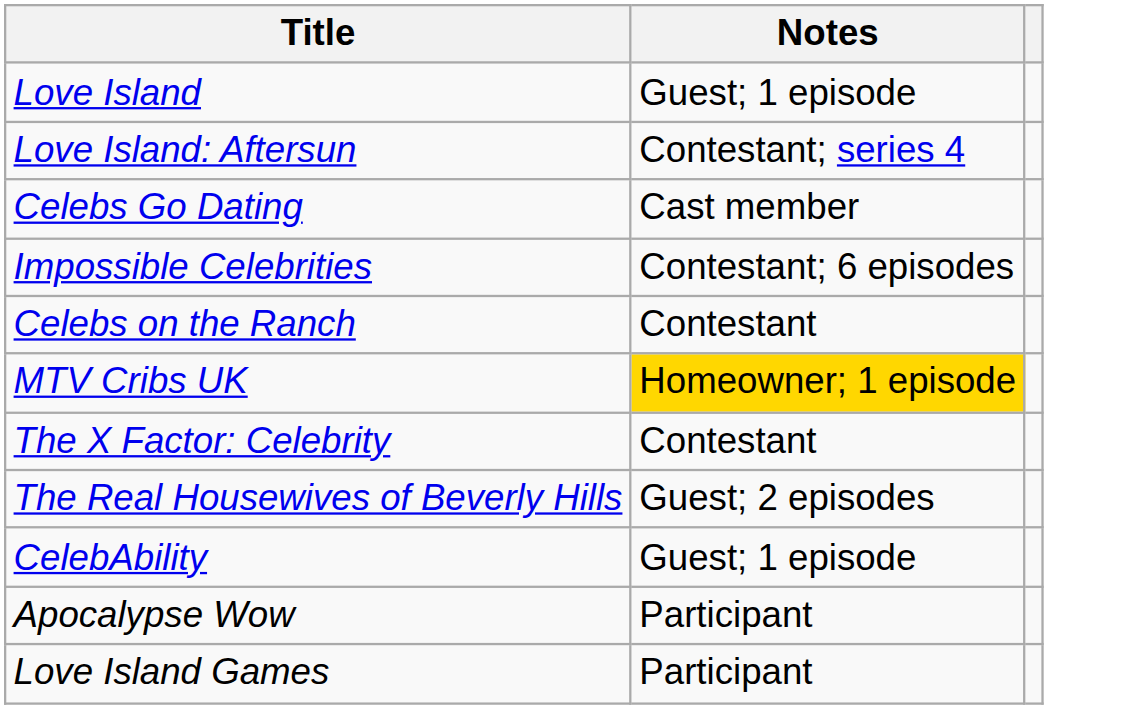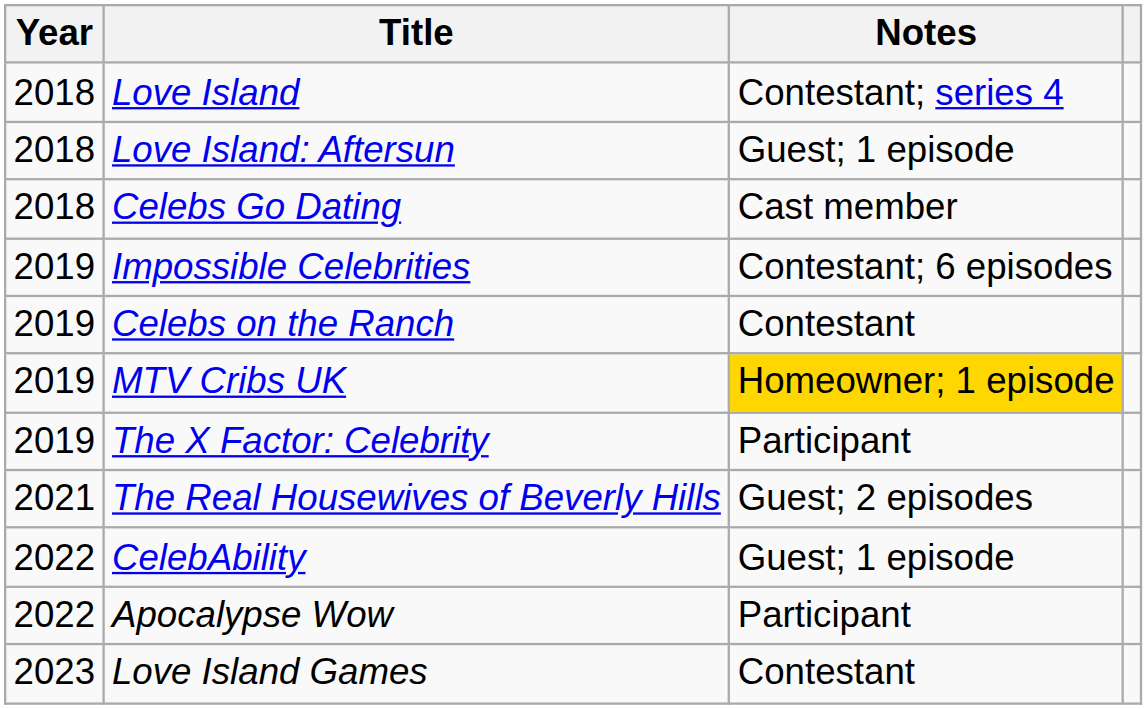+ column: (54, 33)
(778, 91) Guest; 1 episode -> (901, 91) Contestant; series 4
(802, 149) Contestant; series 4 -> (876, 149) Guest; 1 episode
(728, 440) Contestant -> (824, 440) Participant
(726, 672) Participant -> (826, 672) Contestant
